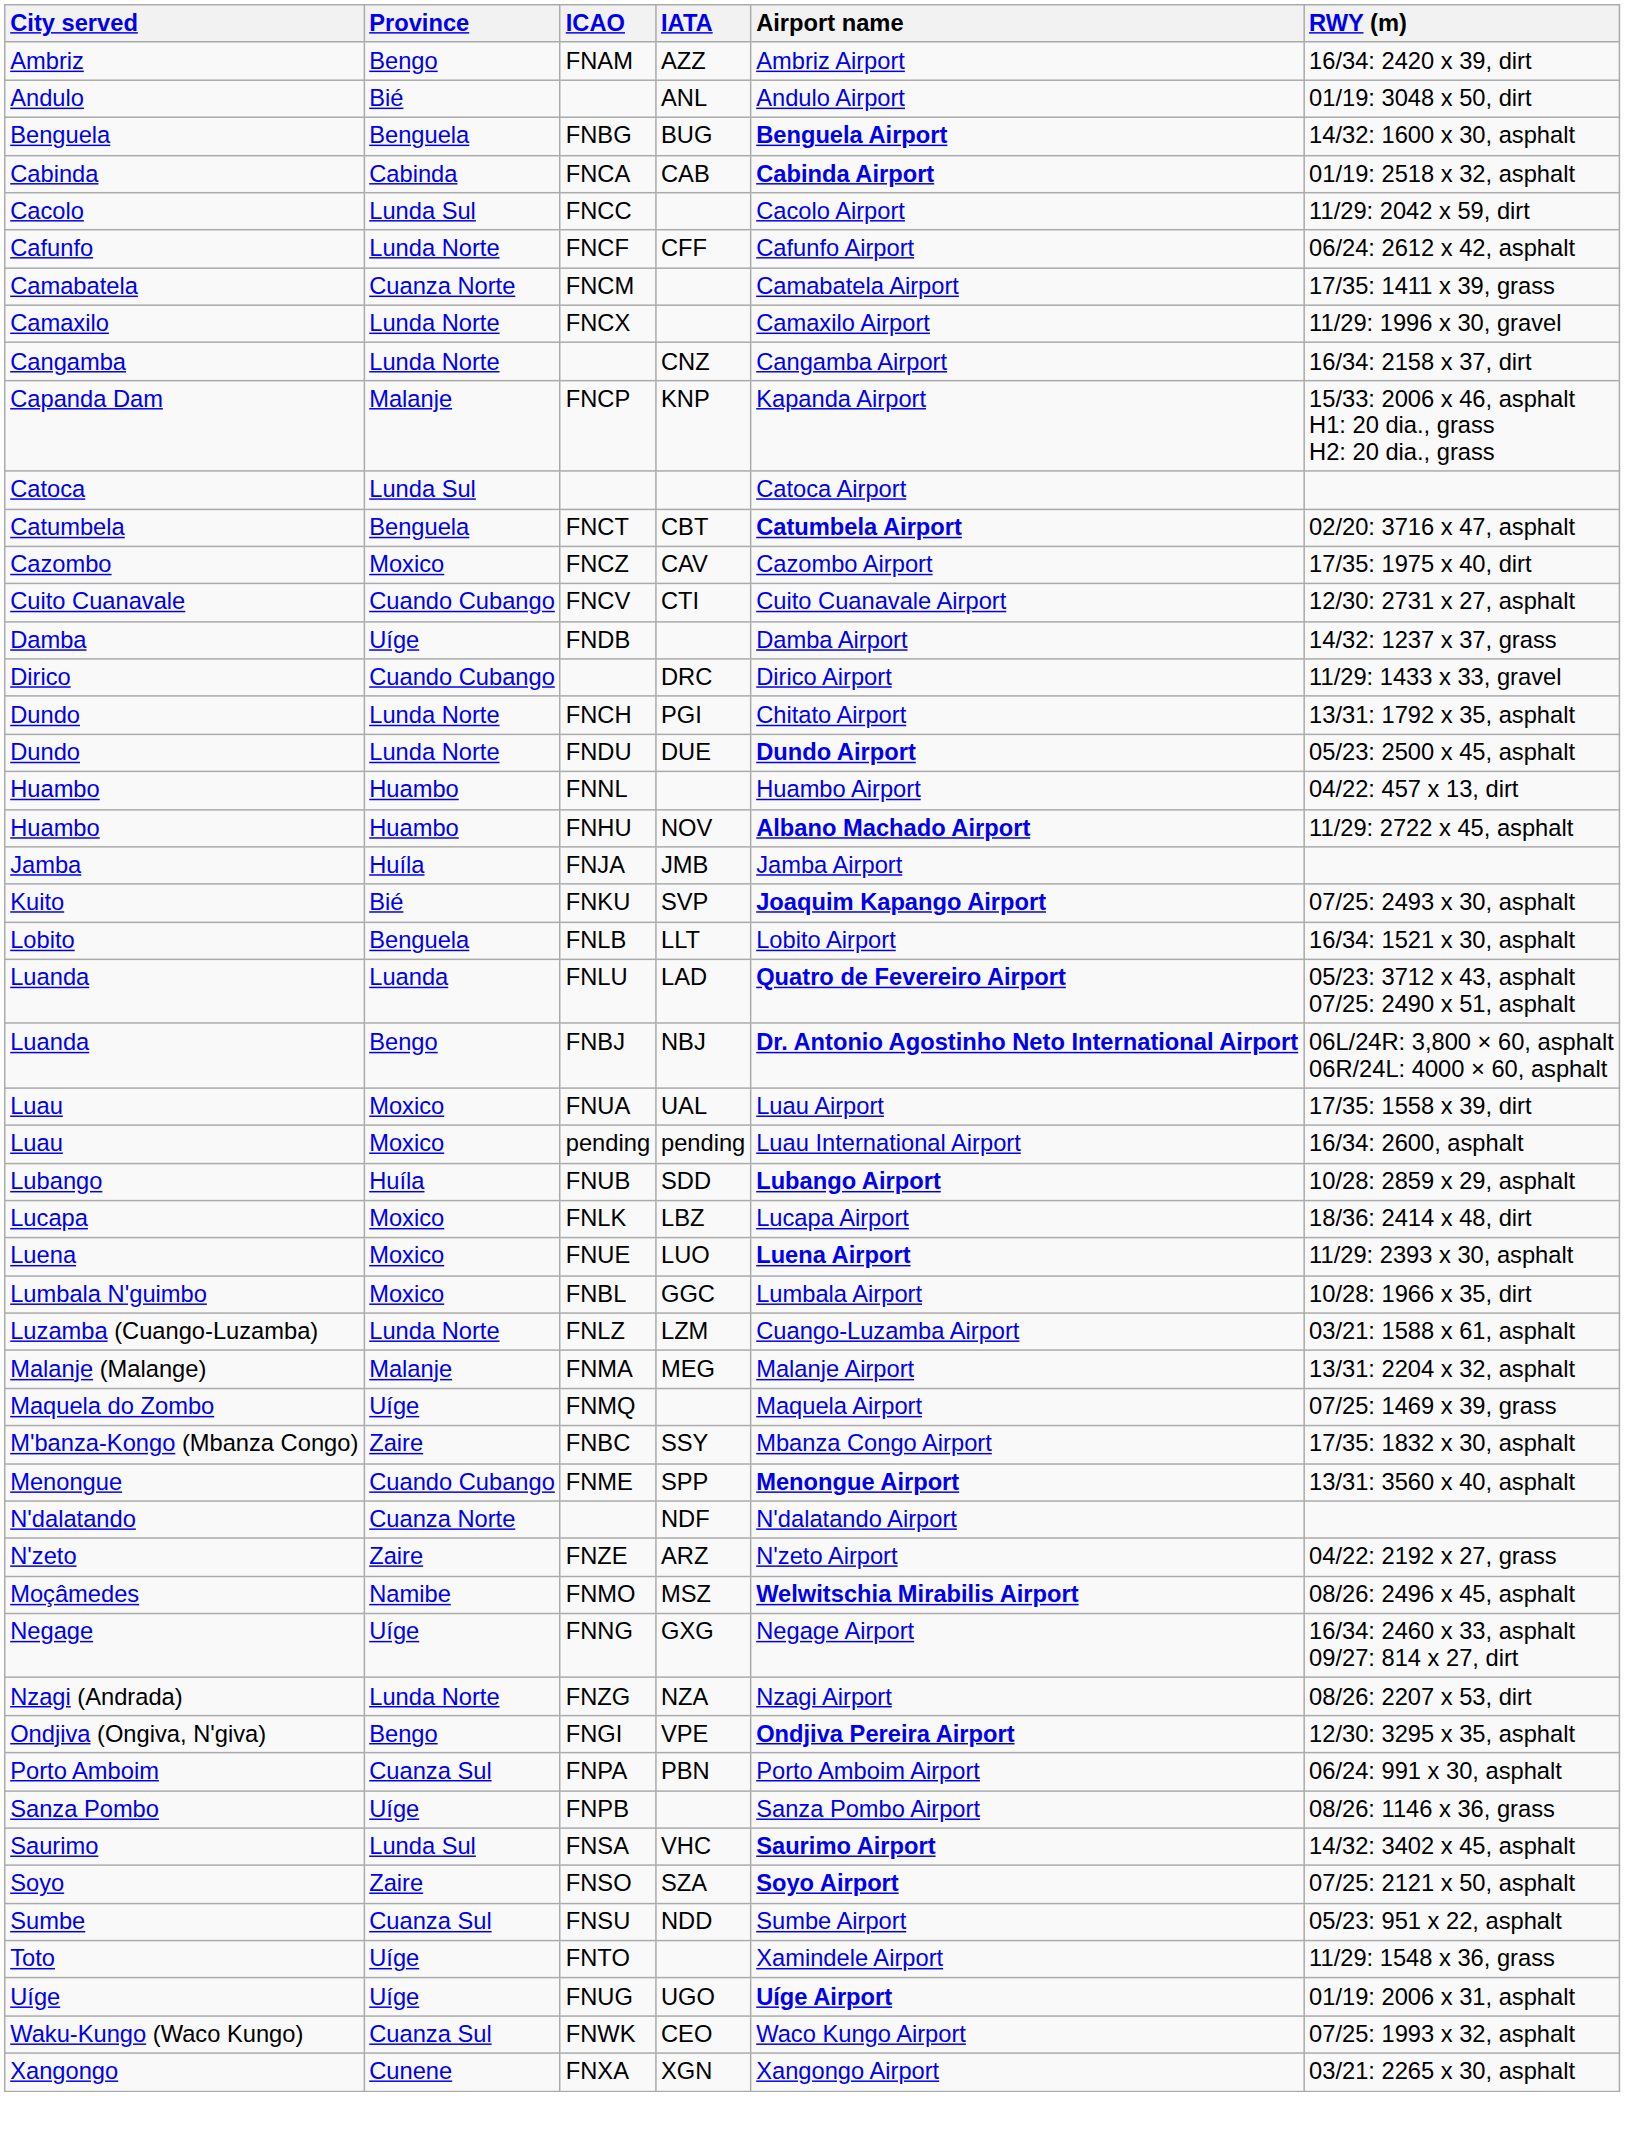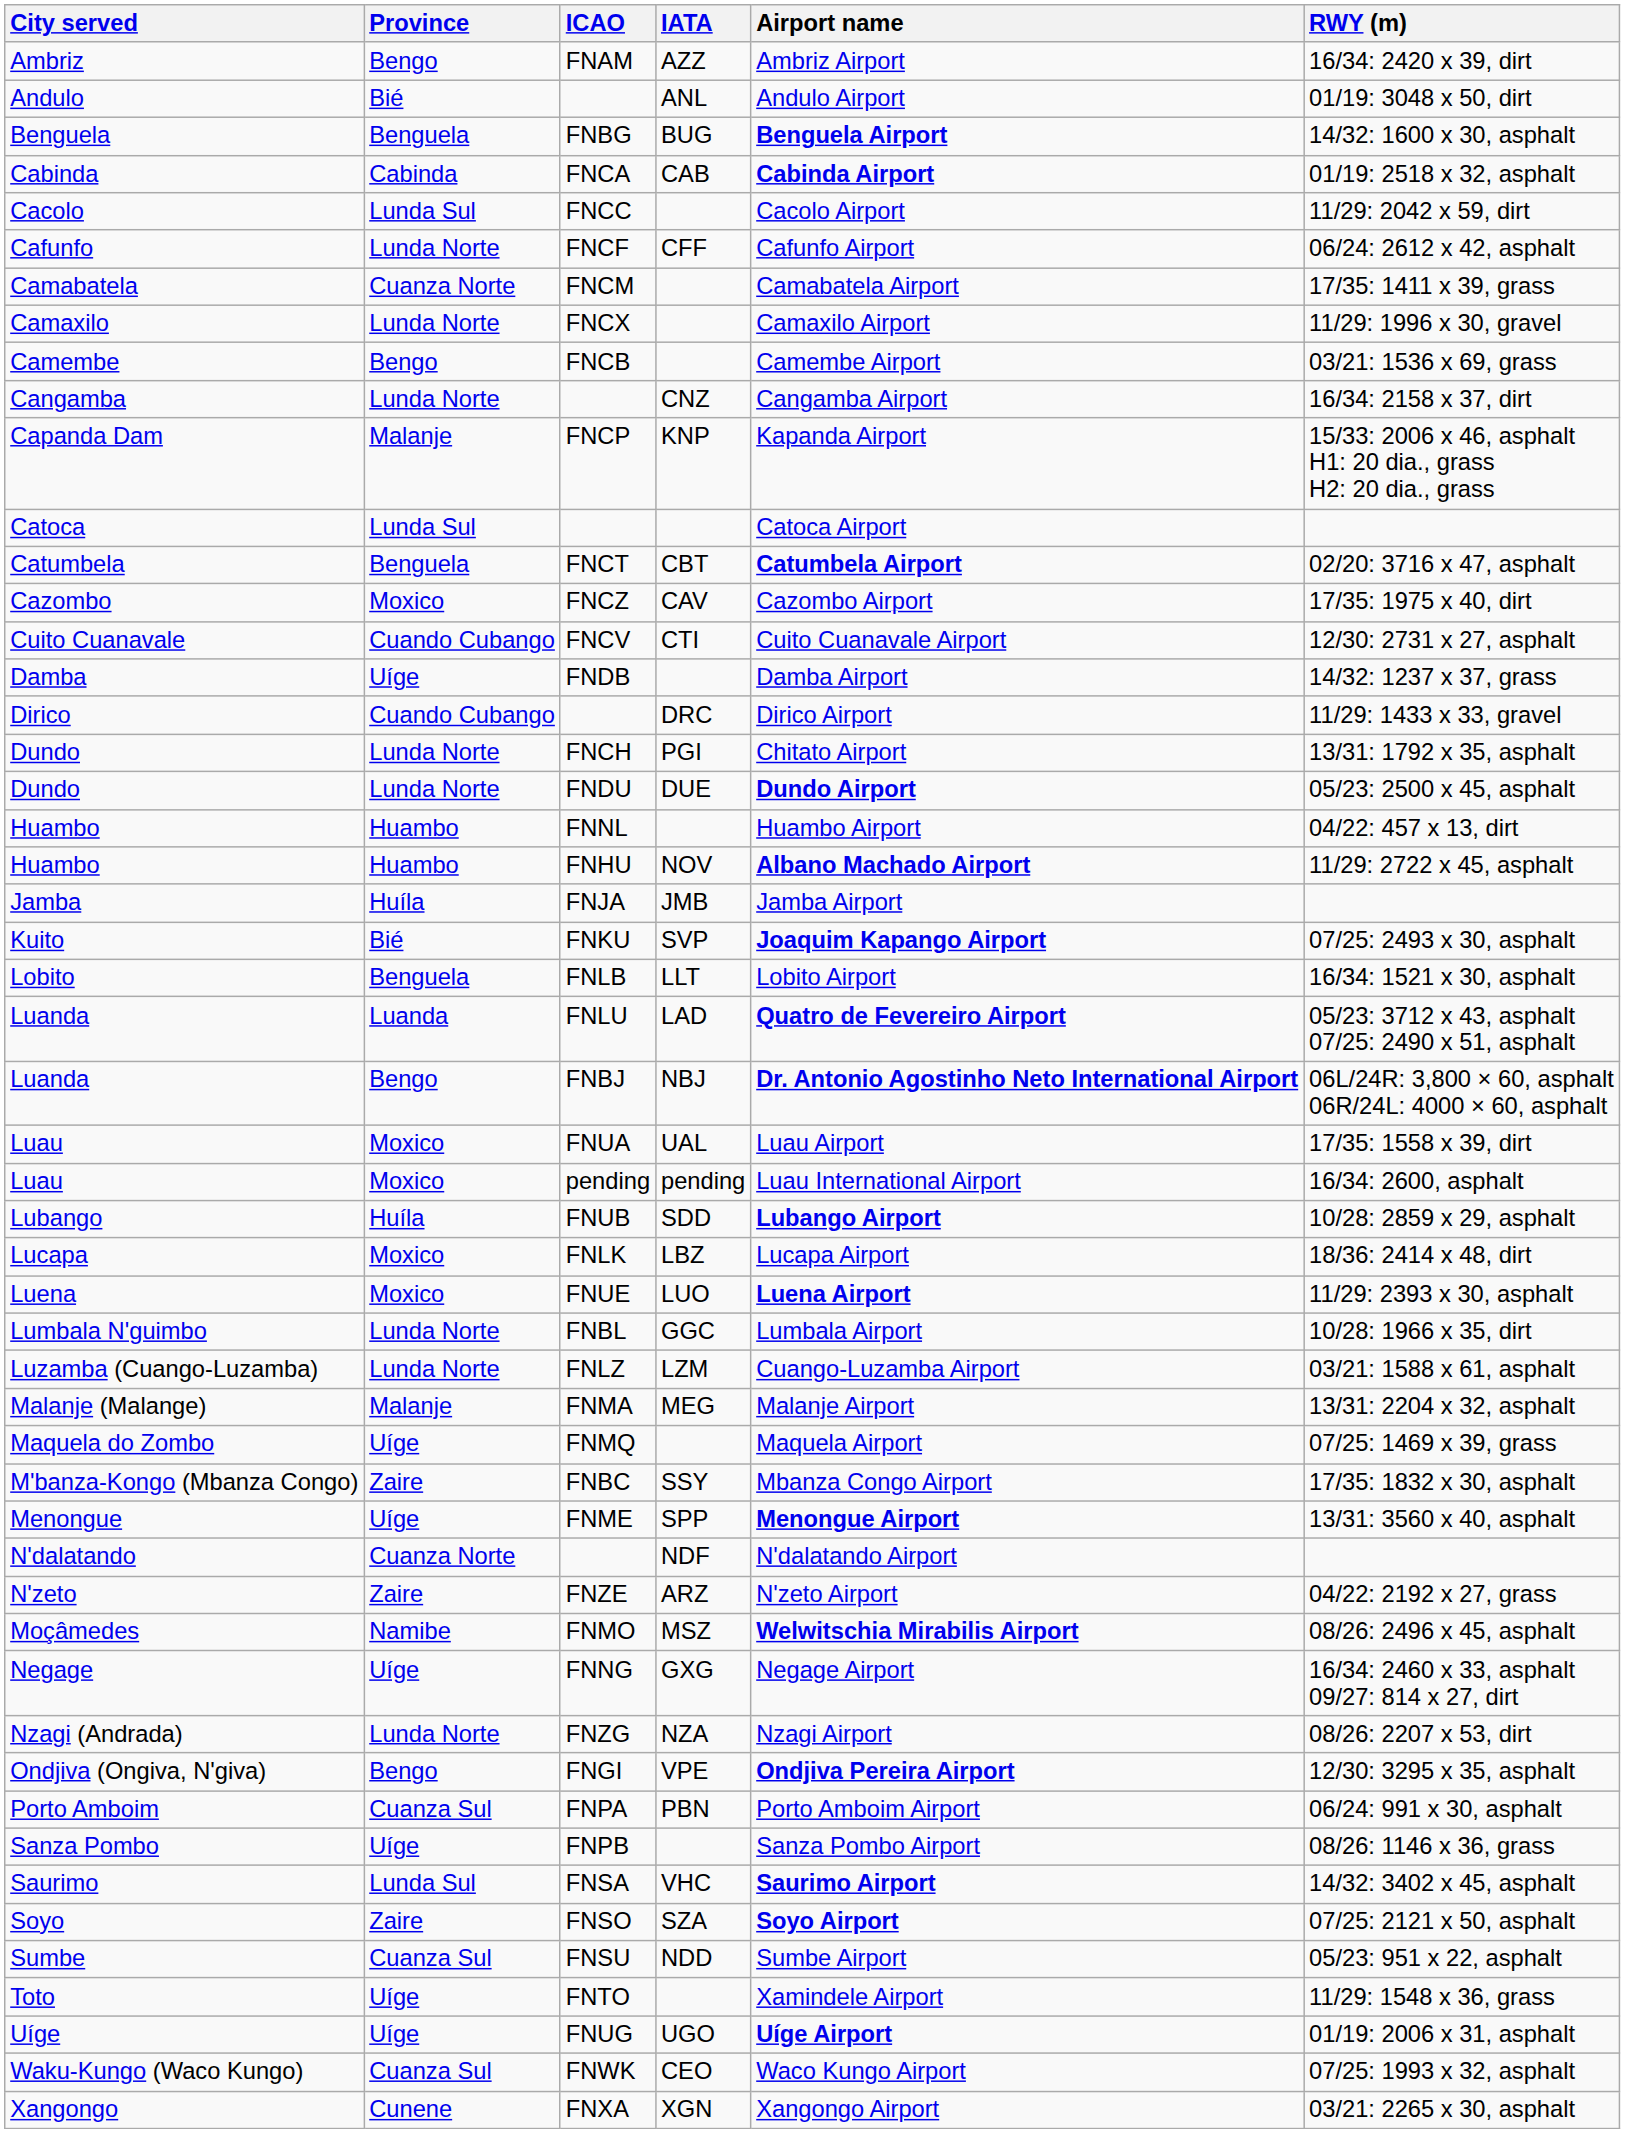+ row: (65, 361)
(407, 1294) Moxico -> (434, 1331) Lunda Norte
(462, 1481) Cuando Cubango -> (394, 1519) Uíge
